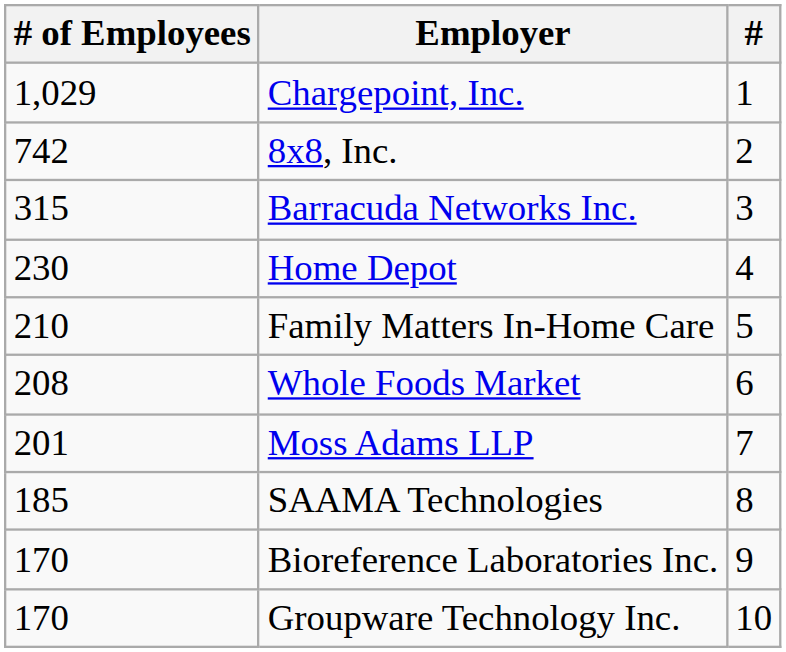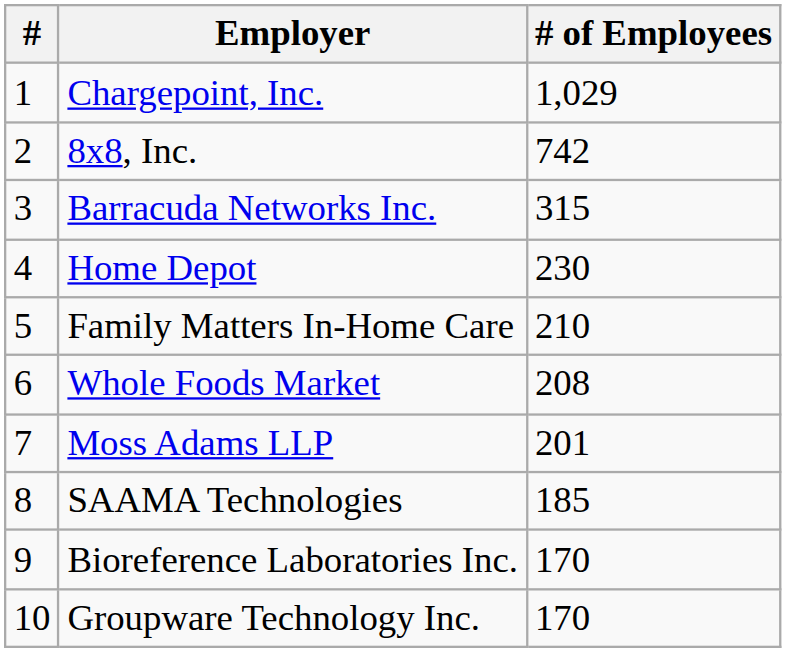columns swapped: (754, 33) <-> (132, 33)
